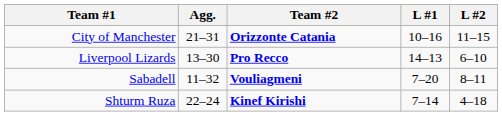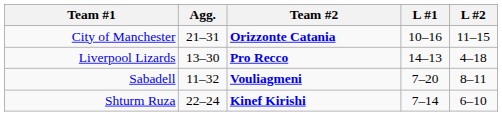(473, 57) 6–10 -> (473, 57) 4–18
(473, 100) 4–18 -> (473, 100) 6–10
